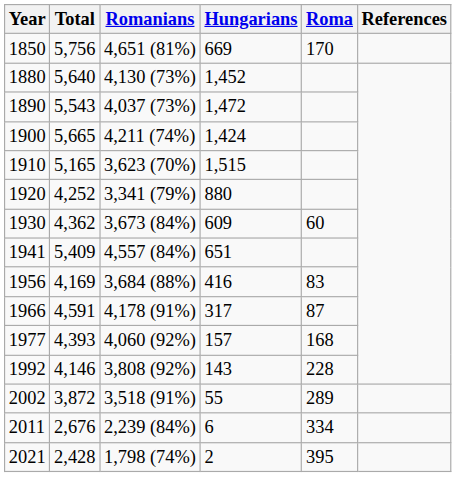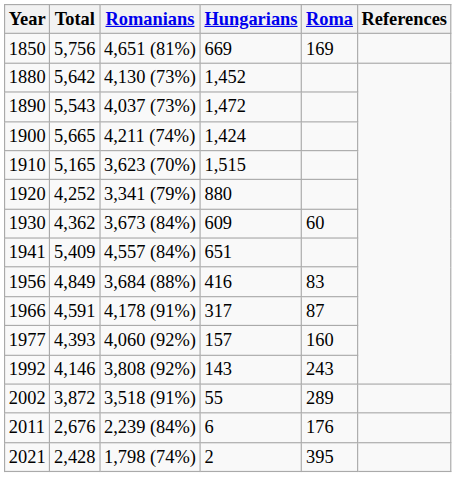(320, 48) 170 -> (320, 48) 169
(75, 77) 5,640 -> (75, 77) 5,642
(75, 281) 4,169 -> (75, 281) 4,849
(320, 340) 168 -> (320, 340) 160
(320, 369) 228 -> (320, 369) 243
(320, 427) 334 -> (320, 427) 176
